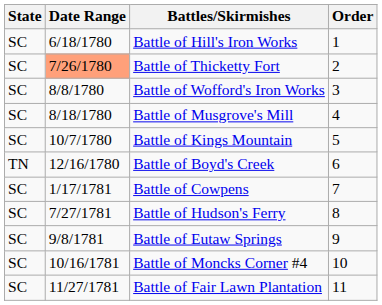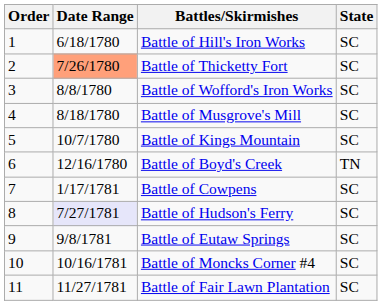columns swapped: (353, 16) <-> (25, 16)
(80, 213) no background -> (88, 213) lavender background
